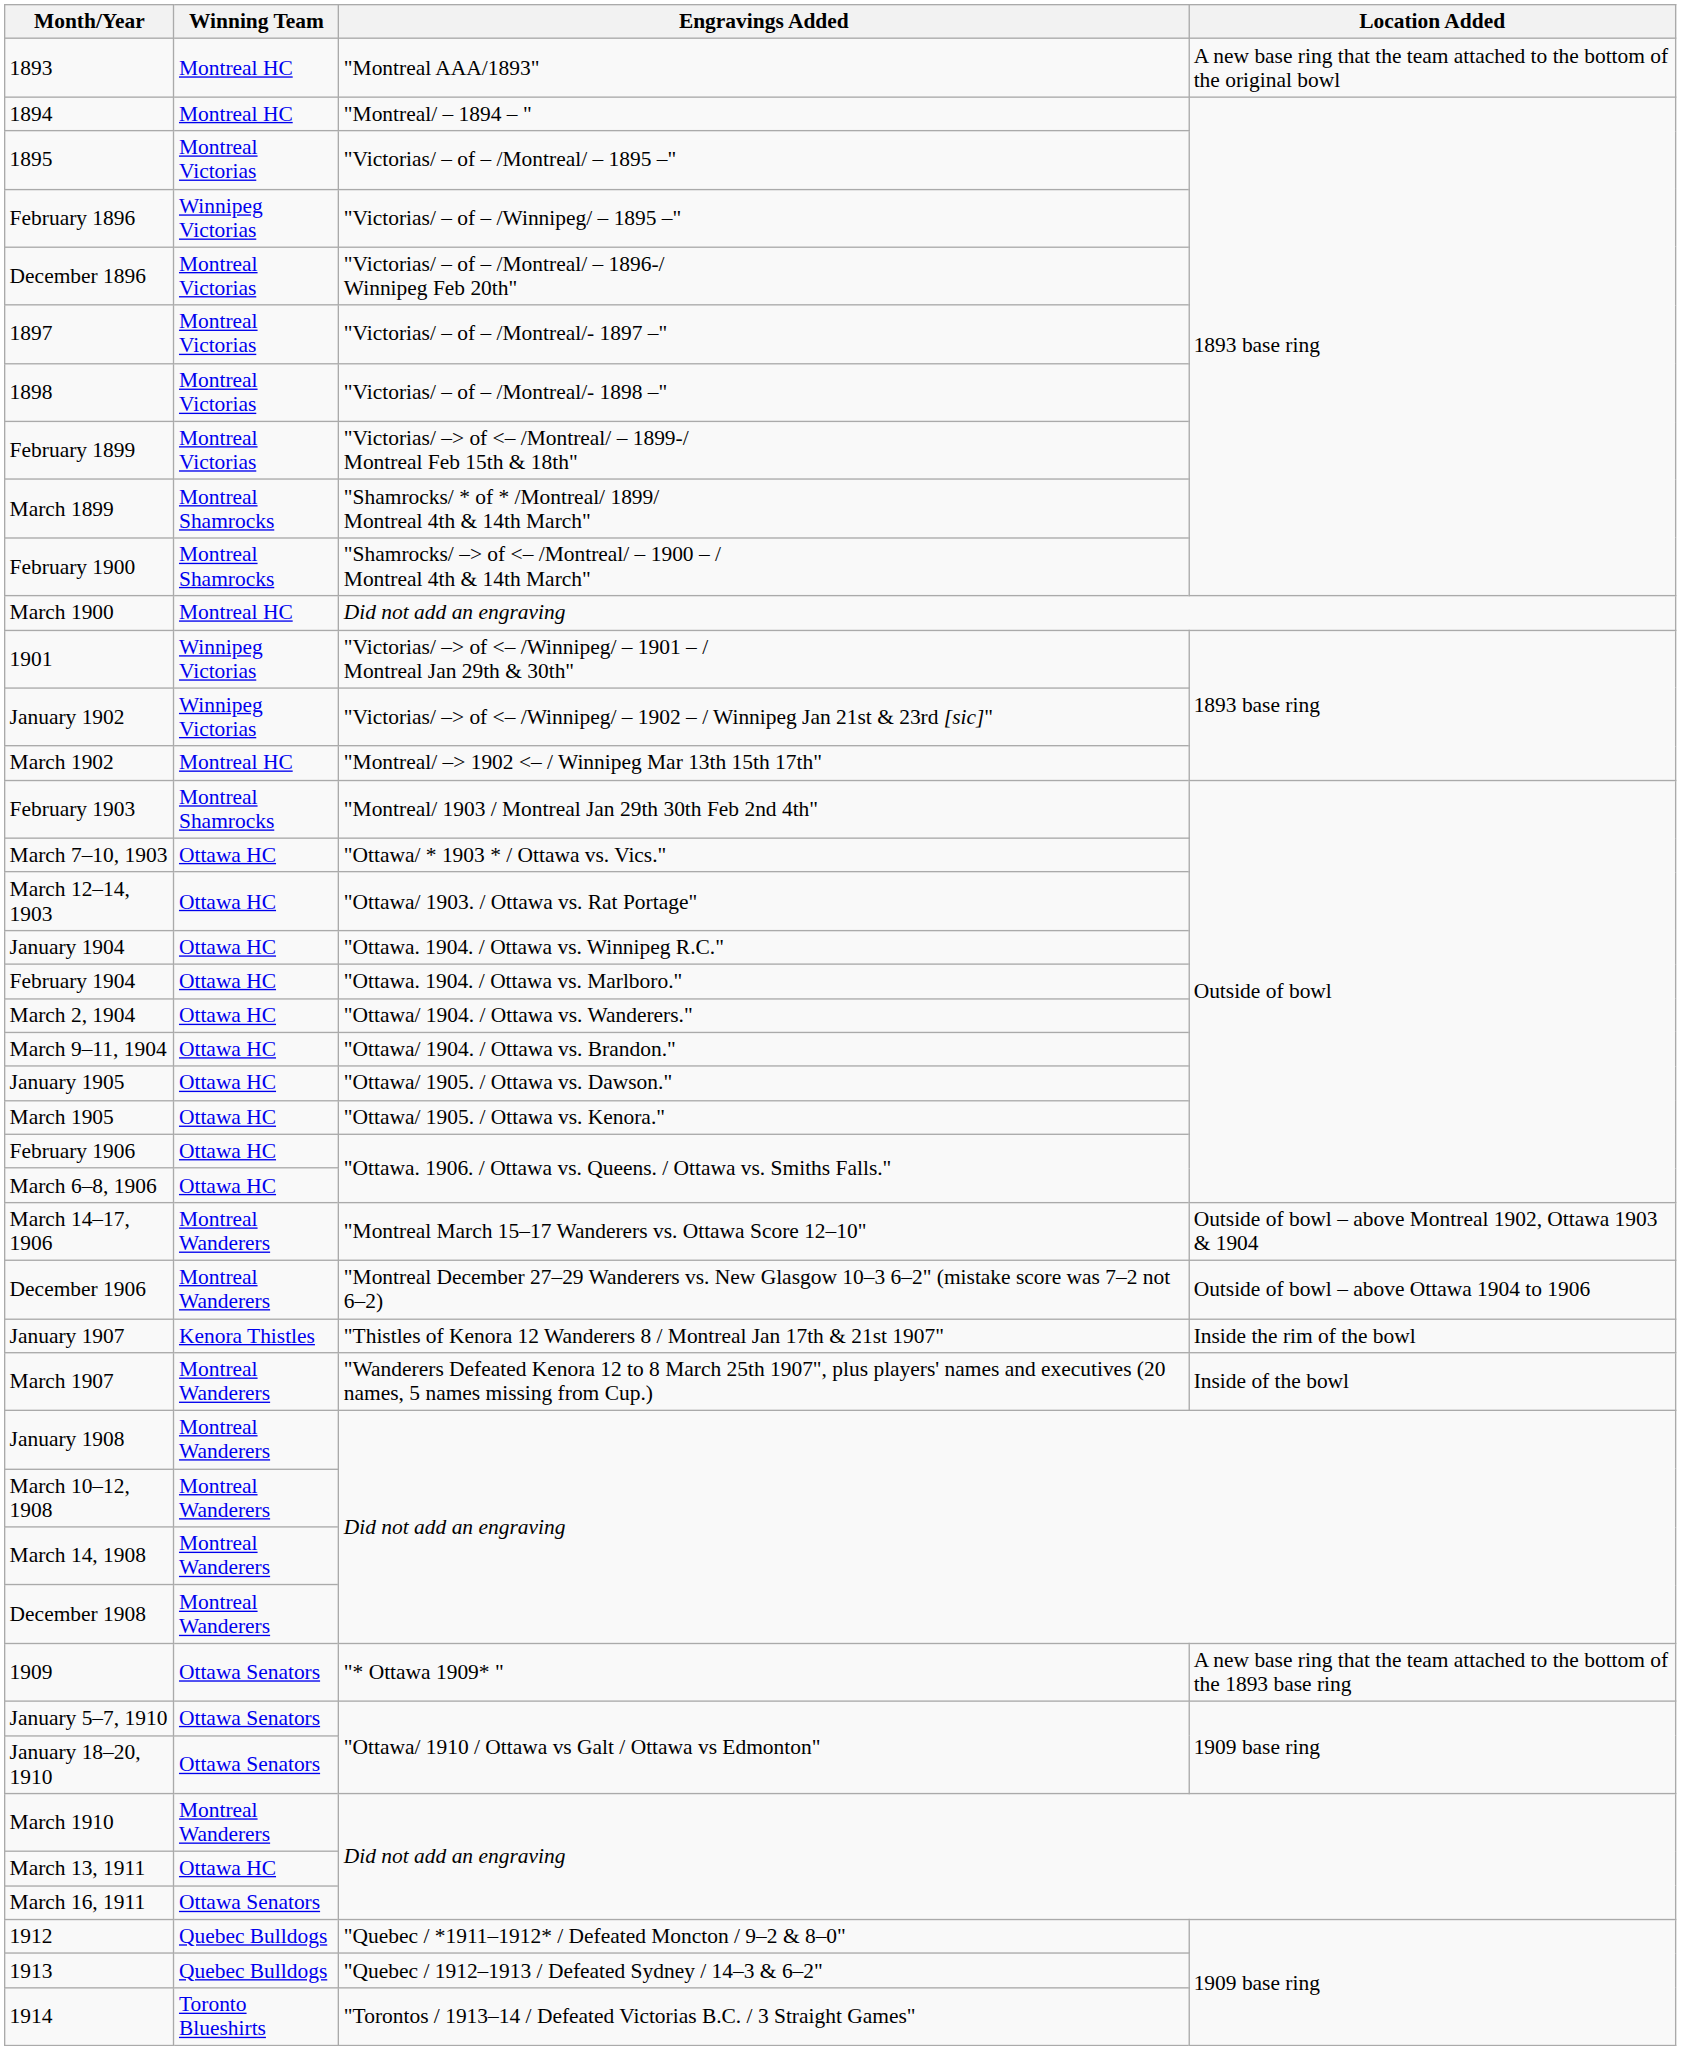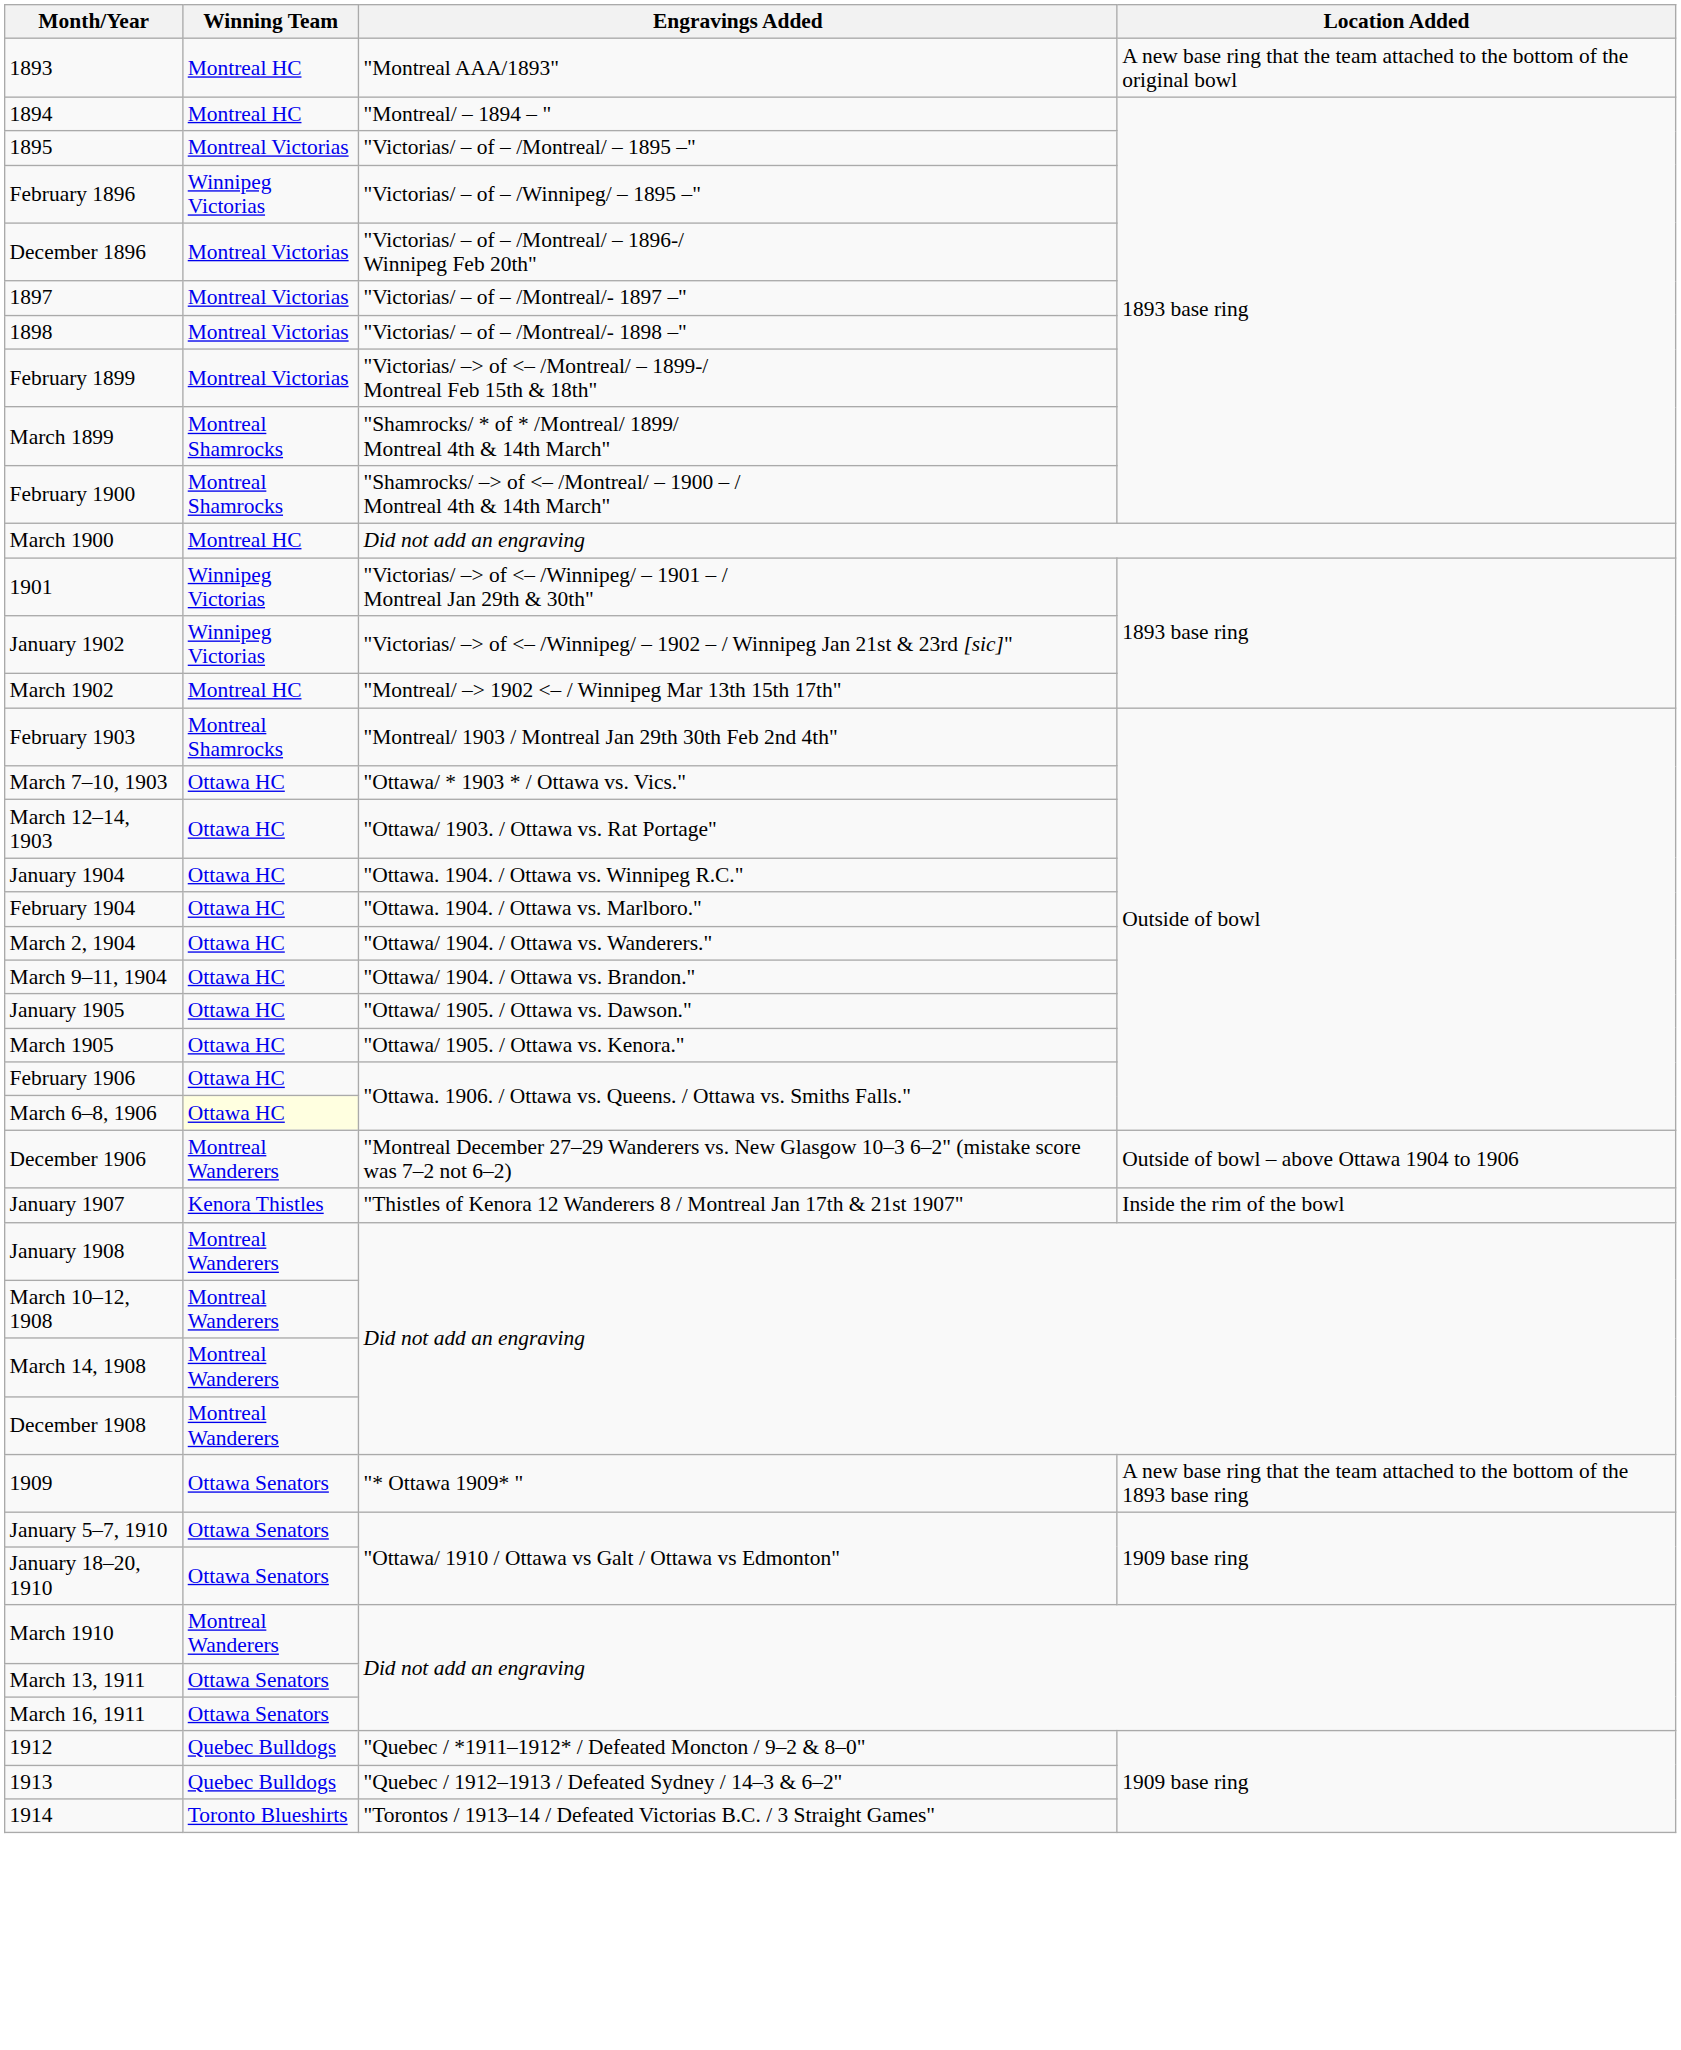(228, 1185) no background -> (236, 1112) lightyellow background
- row: (70, 1231)
- row: (62, 1381)
(228, 1868) Ottawa HC -> (258, 1679) Ottawa Senators
